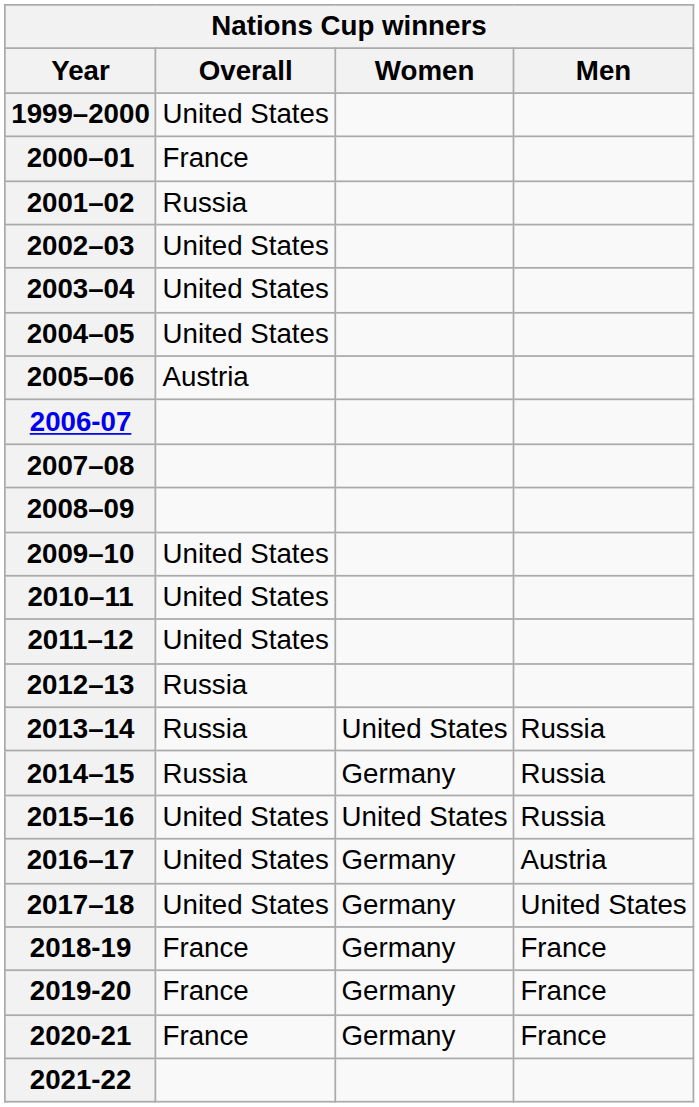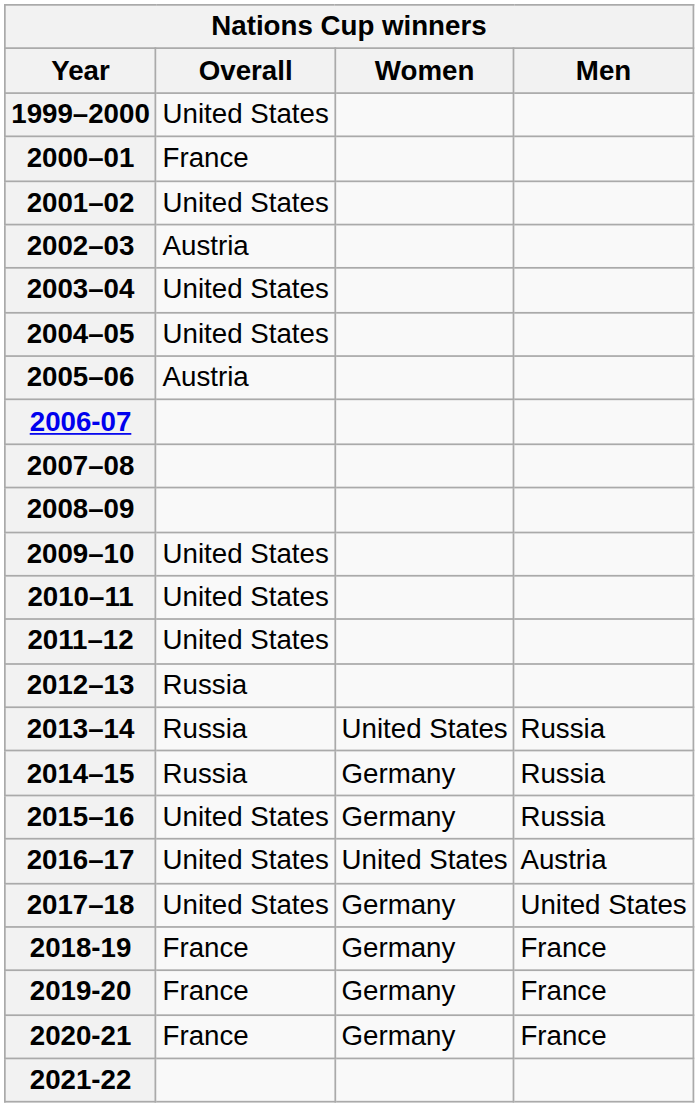(205, 202) Russia -> (246, 202) United States
(246, 245) United States -> (206, 245) Austria
(425, 816) United States -> (398, 816) Germany
(398, 860) Germany -> (425, 860) United States
